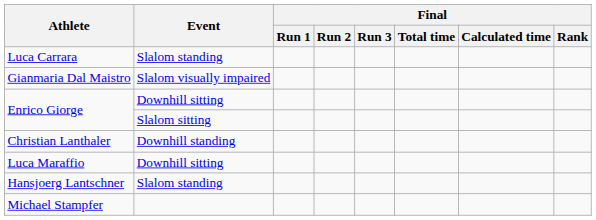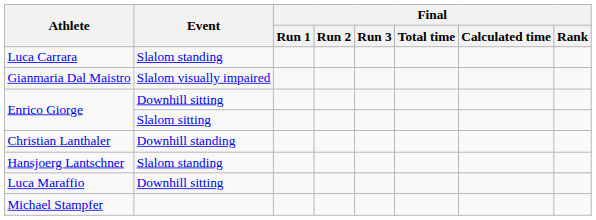rows swapped: (66, 183) <-> (46, 162)
